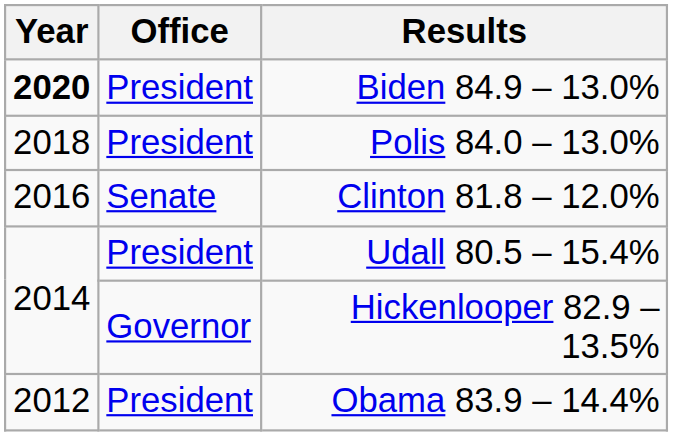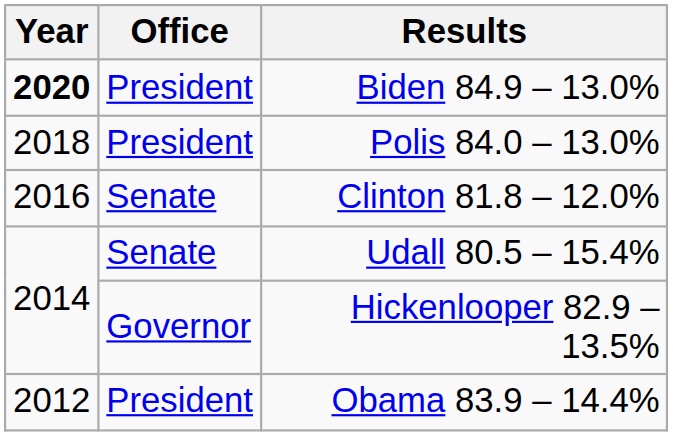(180, 252) President -> (161, 252) Senate
